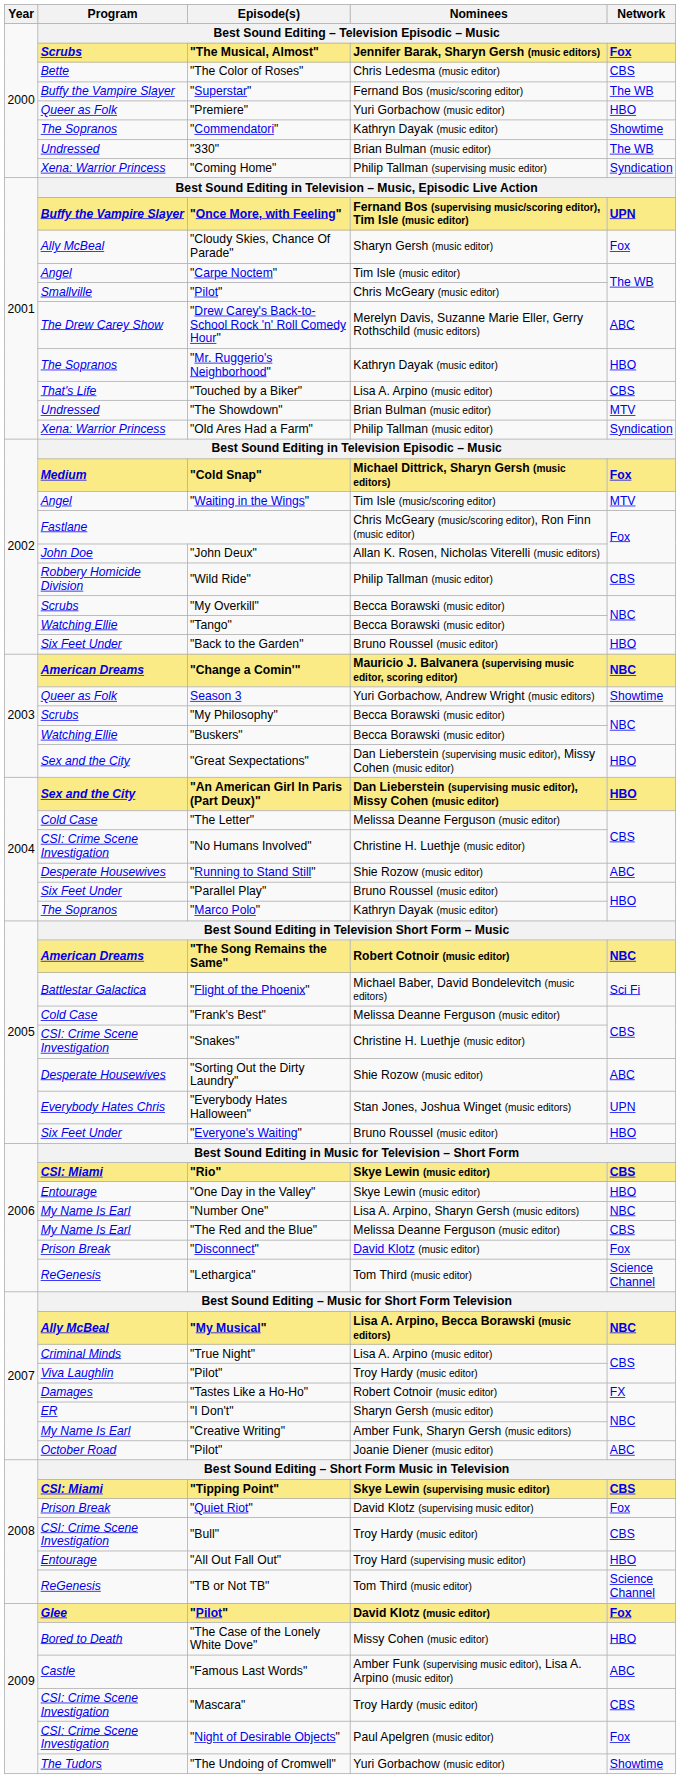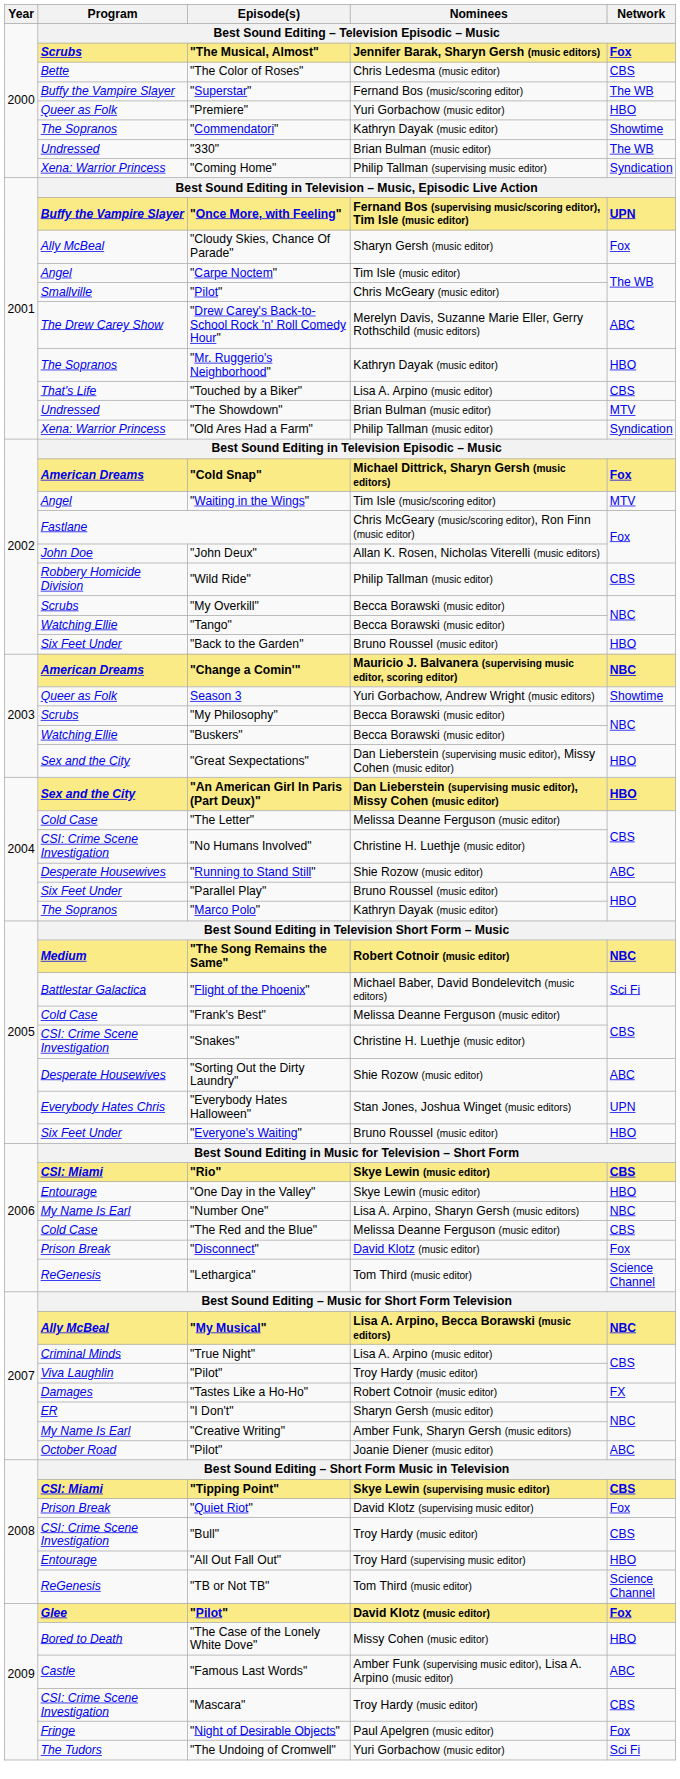(64, 475) Medium -> (92, 475) American Dreams
(92, 956) American Dreams -> (64, 956) Medium
(86, 1230) My Name Is Earl -> (69, 1230) Cold Case
(89, 1737) CSI: Crime Scene Investigation -> (58, 1730) Fringe
(636, 1763) Showtime -> (625, 1750) Sci Fi
